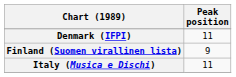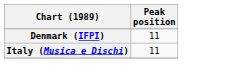- row: (94, 51)
